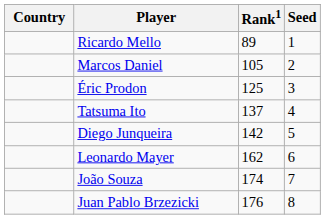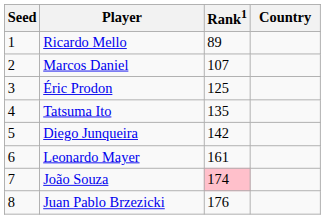columns swapped: (39, 17) <-> (302, 17)
(252, 65) 105 -> (218, 65) 107
(252, 111) 137 -> (218, 111) 135
(252, 156) 162 -> (218, 156) 161
(252, 179) no background -> (218, 179) pink background
